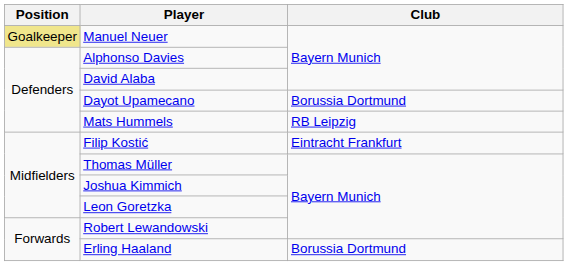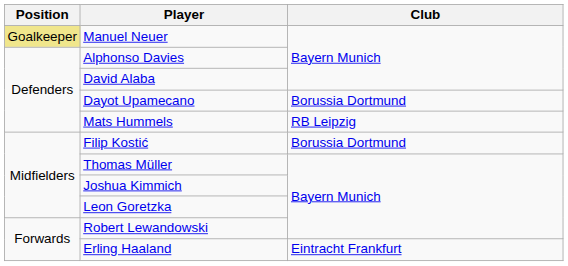(346, 143) Eintracht Frankfurt -> (349, 143) Borussia Dortmund
(349, 249) Borussia Dortmund -> (346, 249) Eintracht Frankfurt
